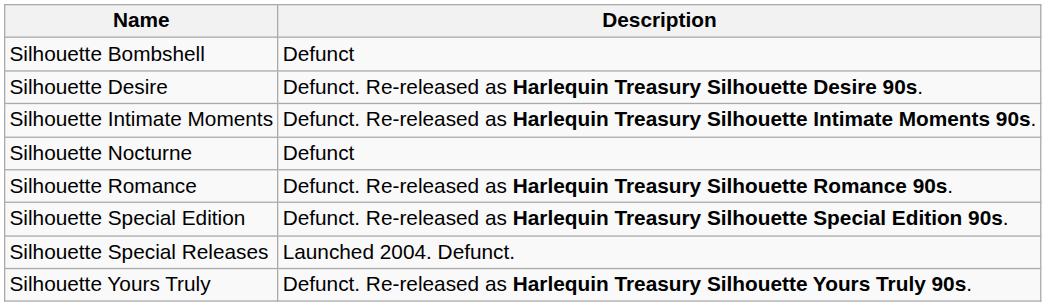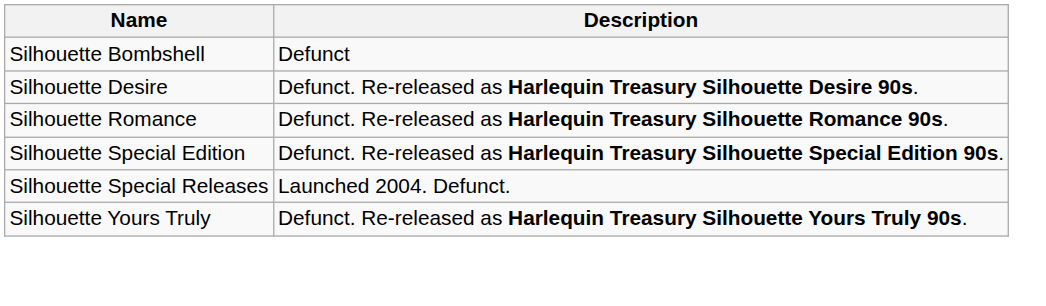- row: (141, 119)
- row: (101, 152)
